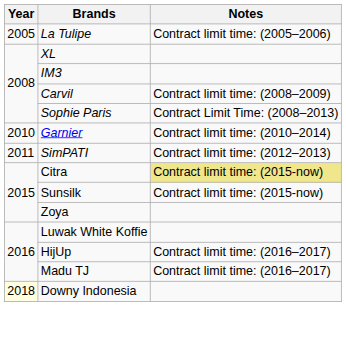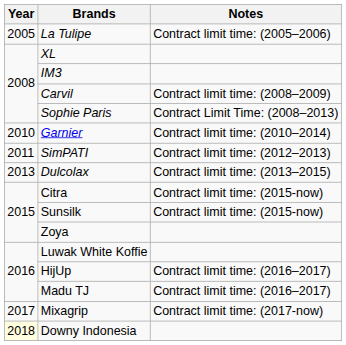+ row: (65, 172)
(238, 172) khaki background -> (238, 192) no background
+ row: (64, 311)
